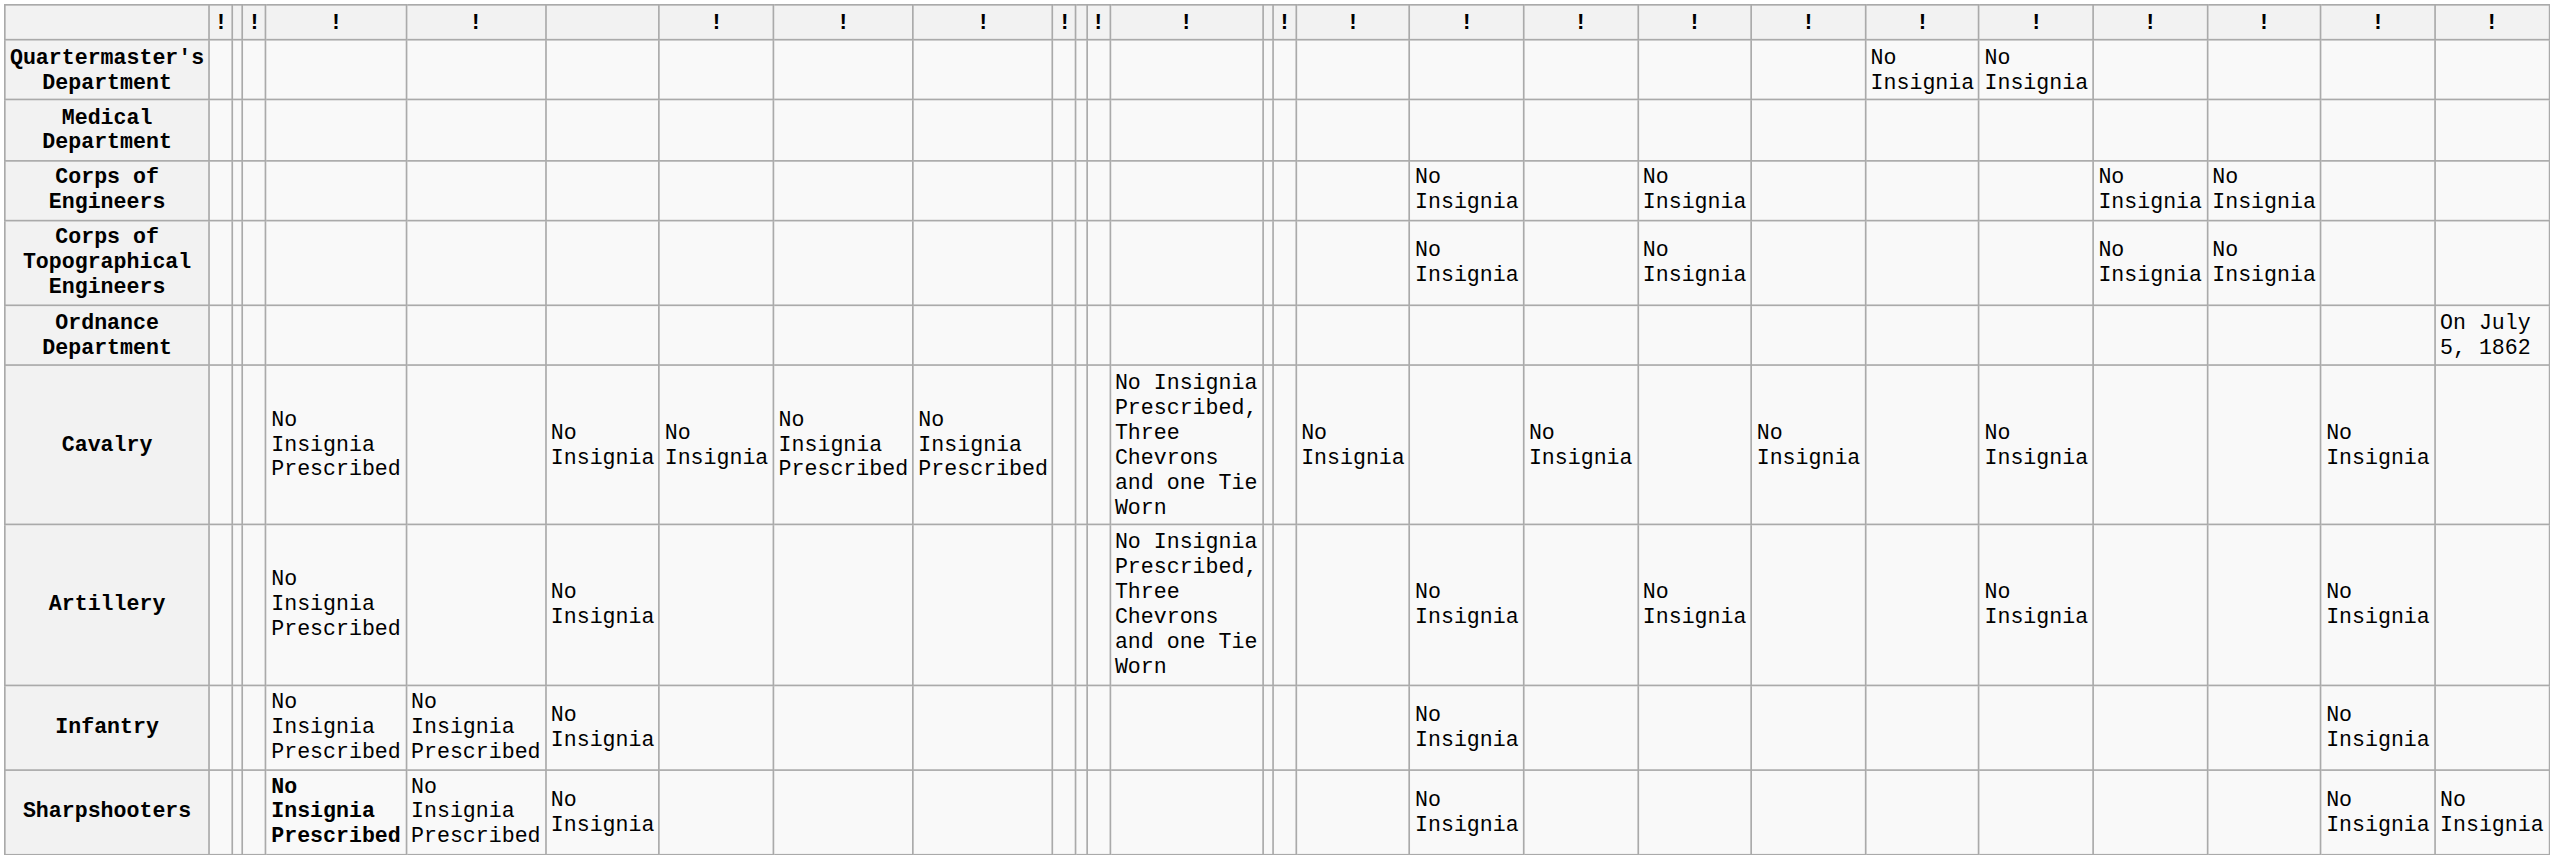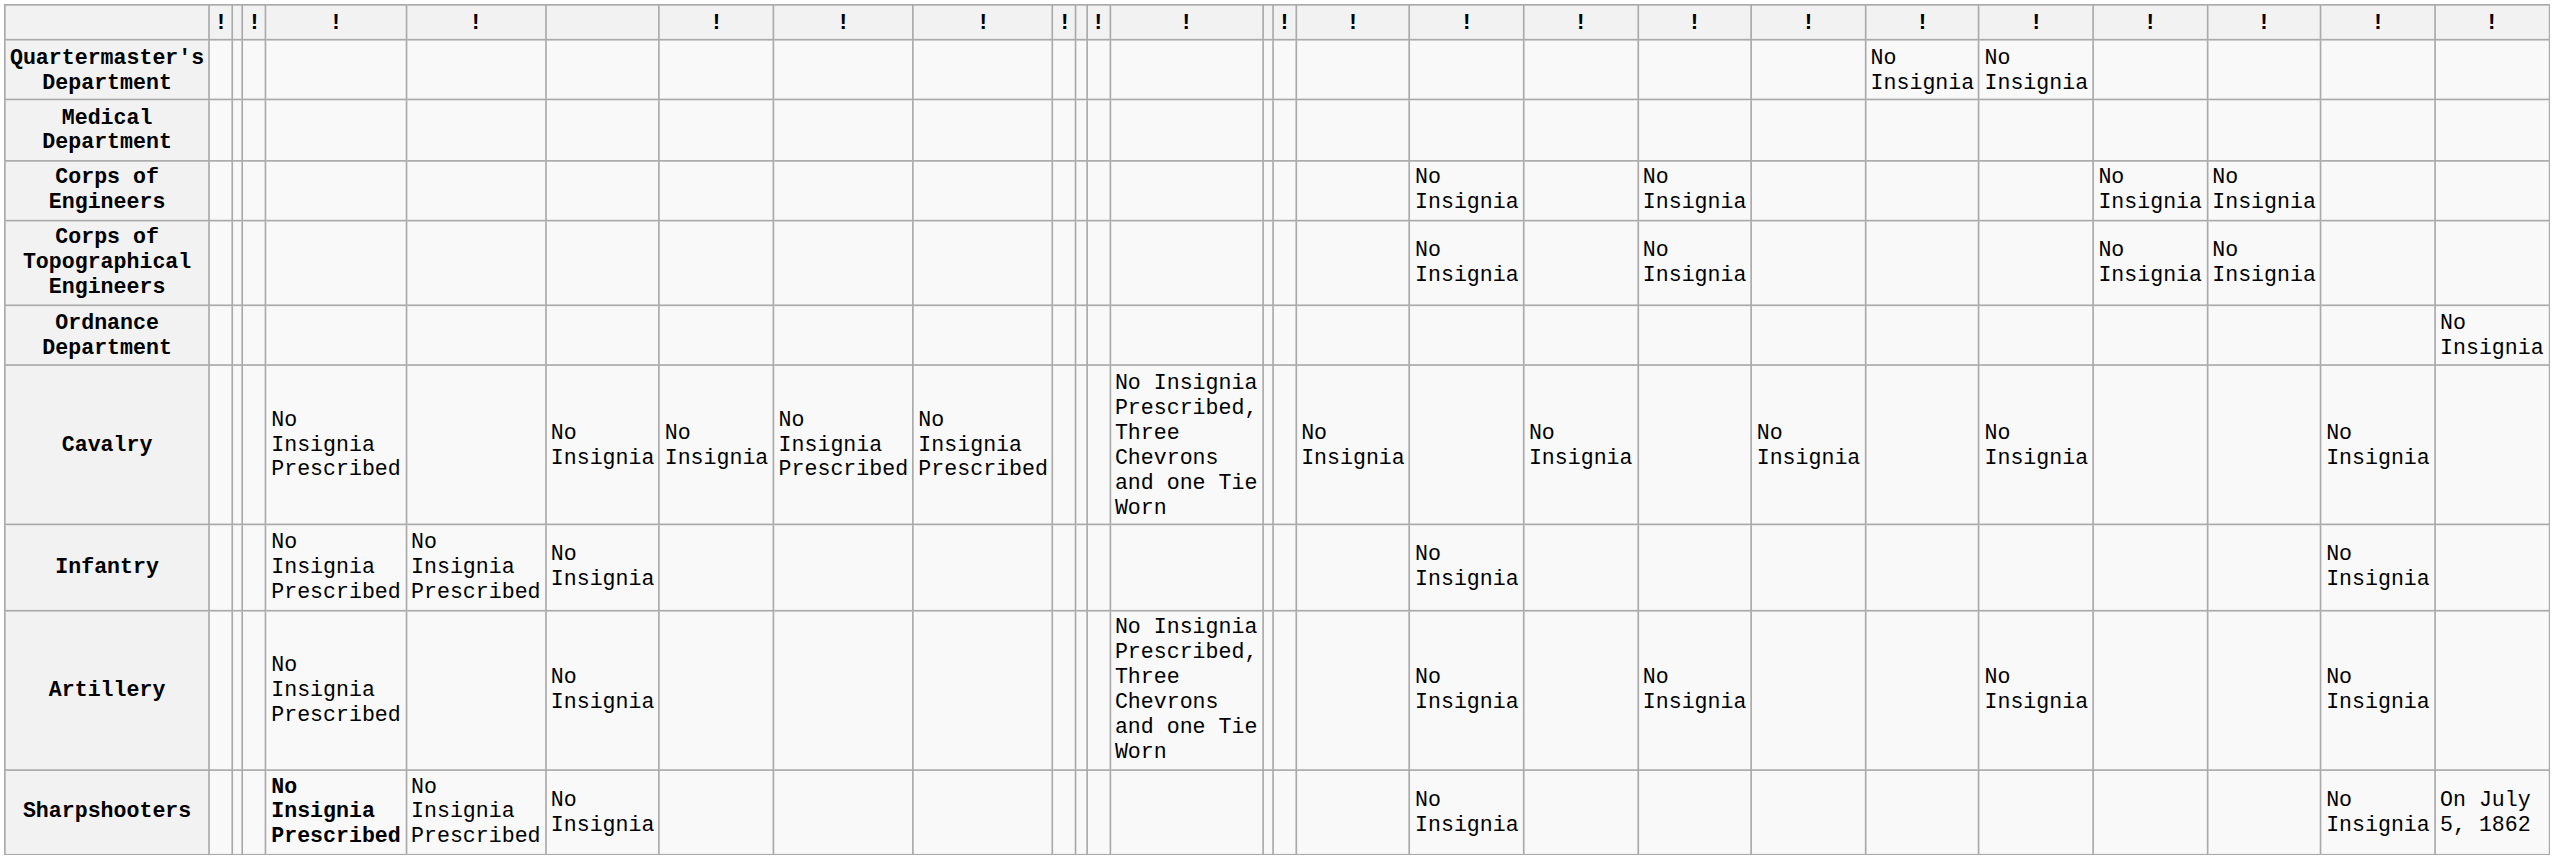(2485, 335) On July 5, 1862 -> (2492, 335) No Insignia
rows swapped: (107, 605) <-> (107, 727)
(2492, 812) No Insignia -> (2485, 812) On July 5, 1862
